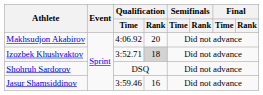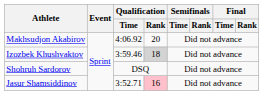(129, 54) 3:52.71 -> (129, 54) 3:59.46
(129, 83) 3:59.46 -> (129, 83) 3:52.71
(156, 83) no background -> (156, 83) pink background
